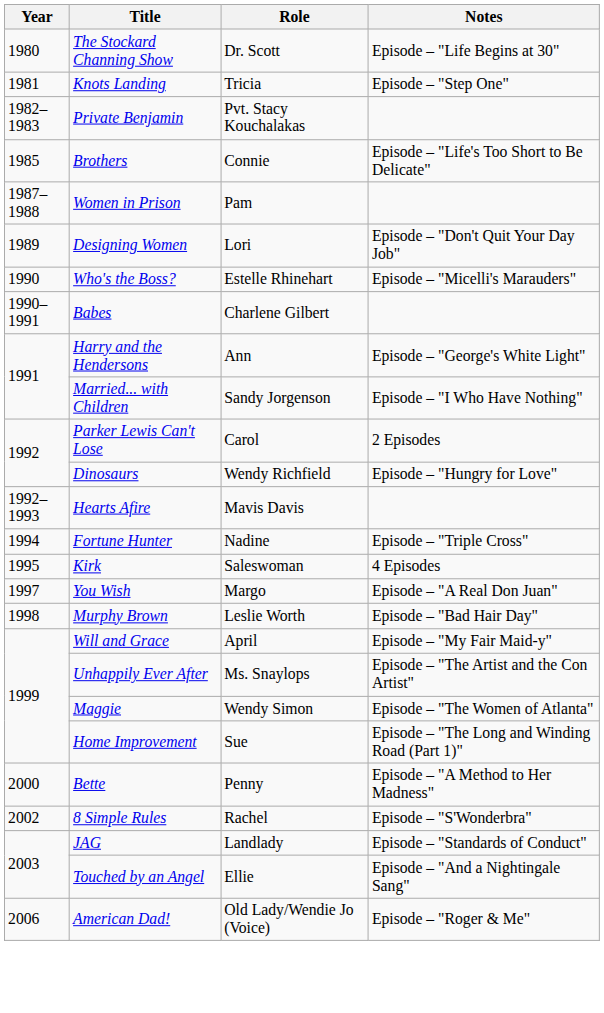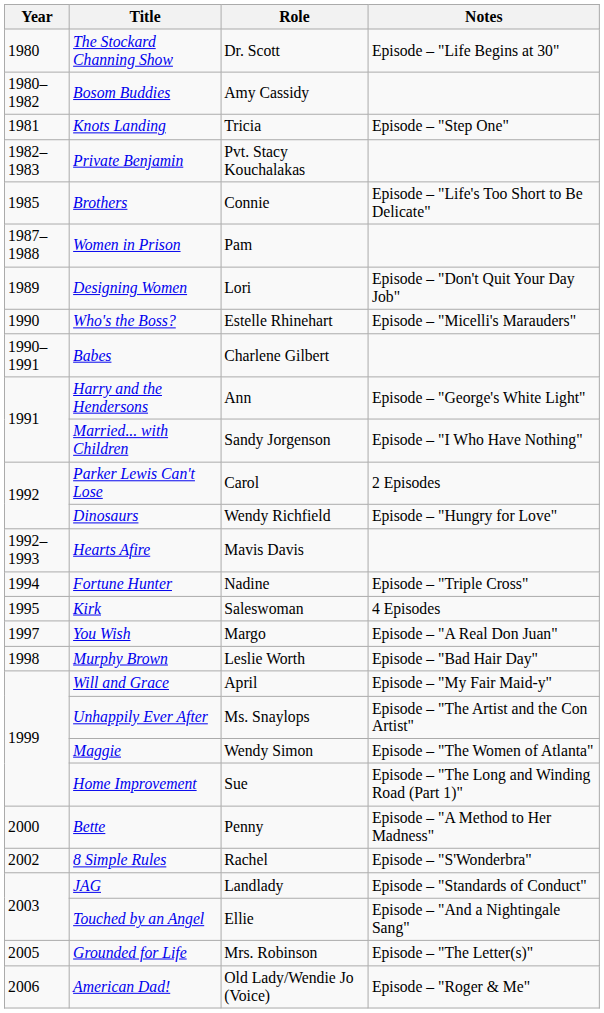+ row: (122, 93)
+ row: (130, 952)
